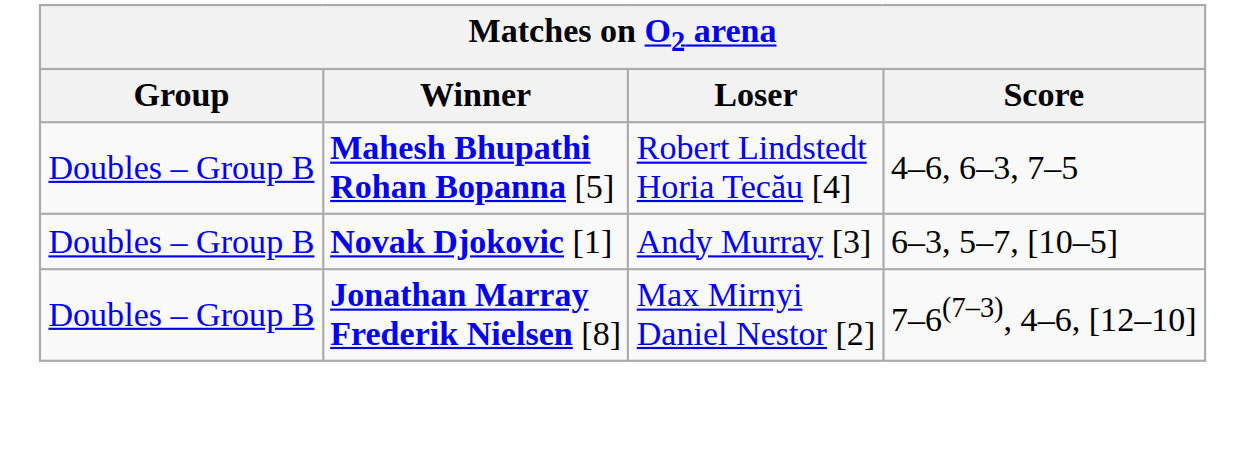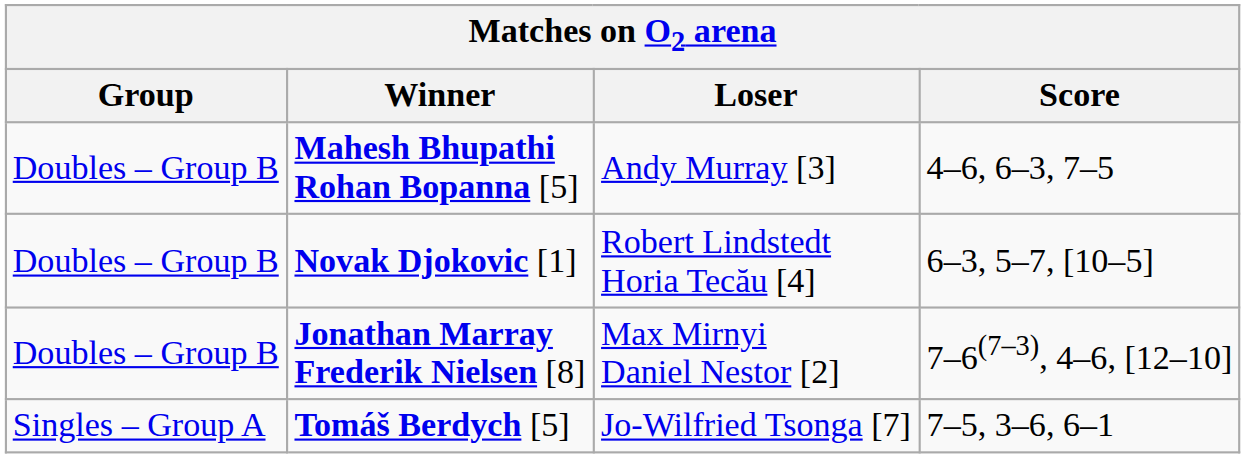(752, 167) Robert Lindstedt Horia Tecău [4] -> (718, 167) Andy Murray [3]
(754, 240) Andy Murray [3] -> (716, 260) Robert Lindstedt Horia Tecău [4]
+ row: (432, 425)
